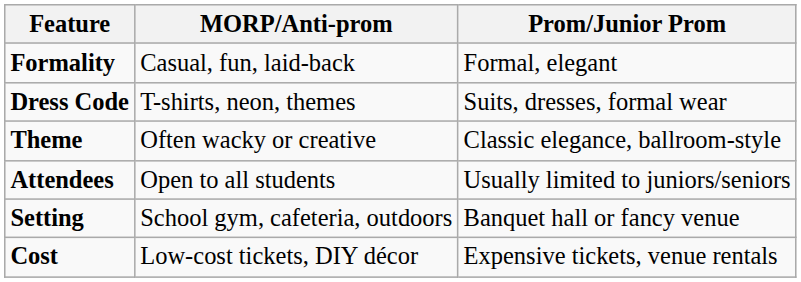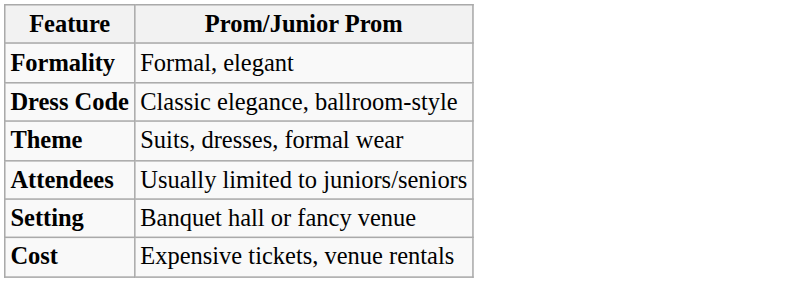- column: (296, 23)
(595, 101) Suits, dresses, formal wear -> (299, 101) Classic elegance, ballroom-style
(622, 140) Classic elegance, ballroom-style -> (272, 140) Suits, dresses, formal wear
